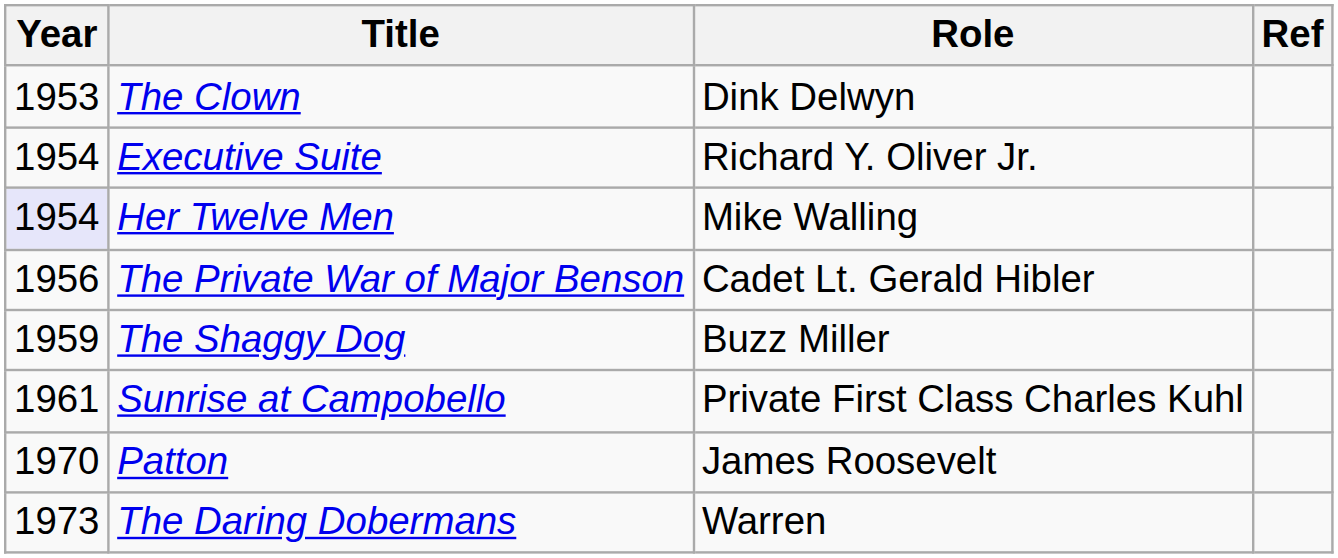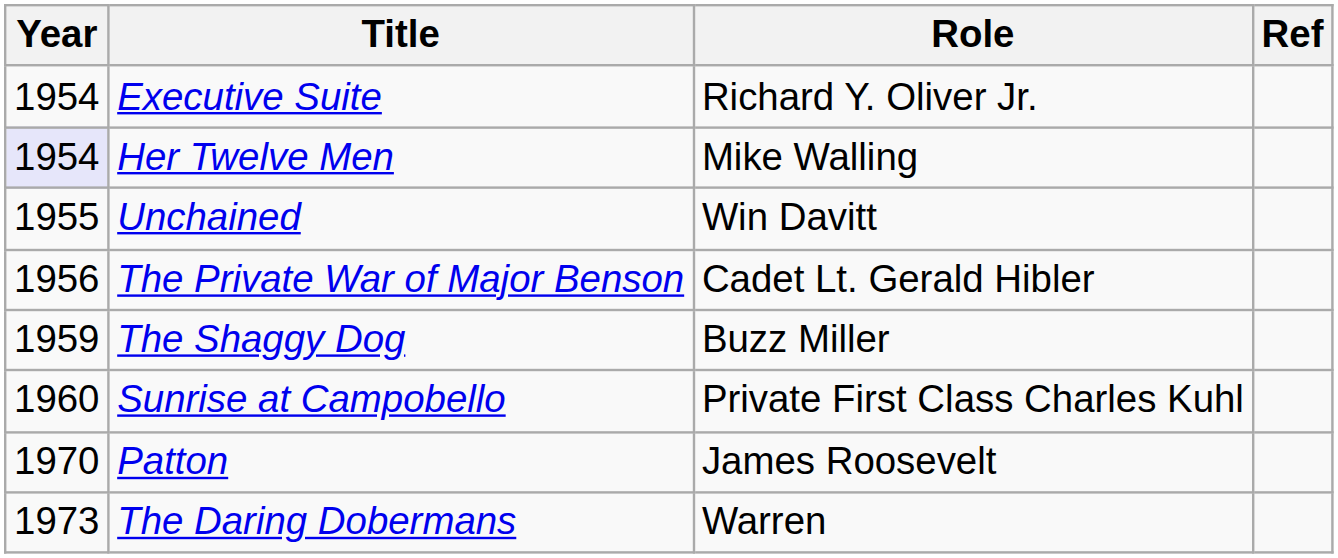- row: (209, 95)
+ row: (209, 217)
(57, 400) 1961 -> (57, 400) 1960
